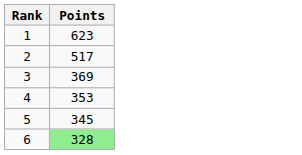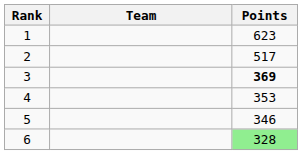+ column: (141, 15)
(82, 77) normal -> (265, 77) bold
(82, 119) 345 -> (265, 119) 346
